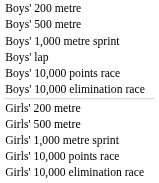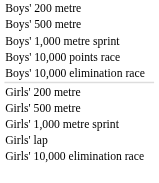- row: (27, 57)
+ row: (27, 140)
- row: (62, 156)
